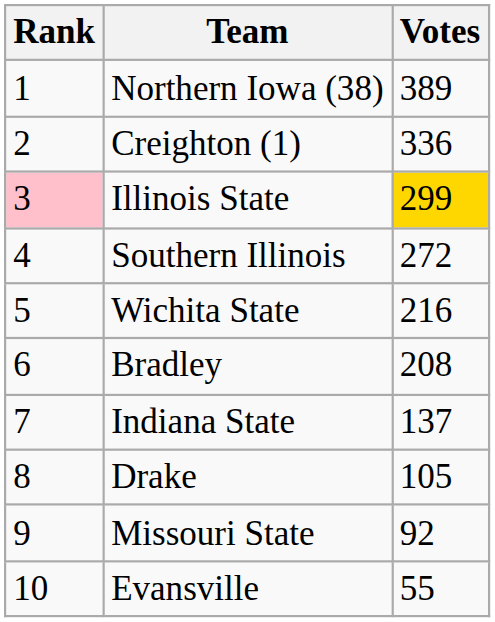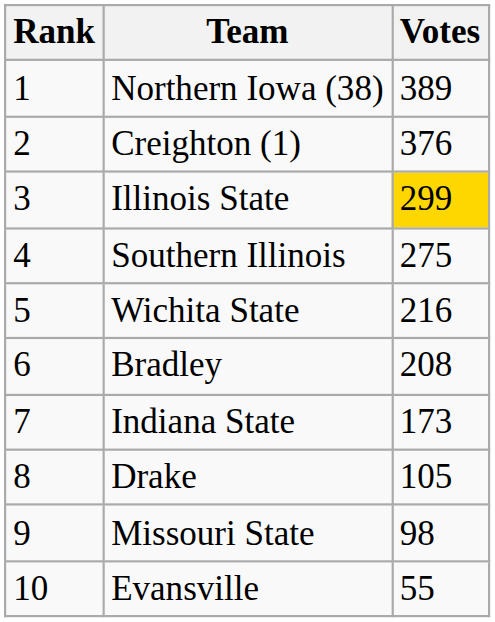(426, 143) 336 -> (426, 143) 376
(22, 198) pink background -> (22, 198) no background
(426, 254) 272 -> (426, 254) 275
(426, 421) 137 -> (426, 421) 173
(417, 532) 92 -> (417, 532) 98
